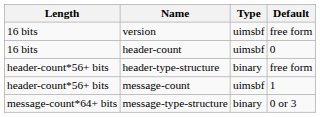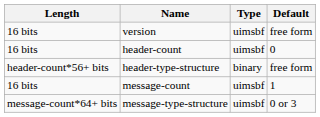(58, 85) header-count*56+ bits -> (22, 85) 16 bits
(248, 103) binary -> (249, 103) uimsbf
